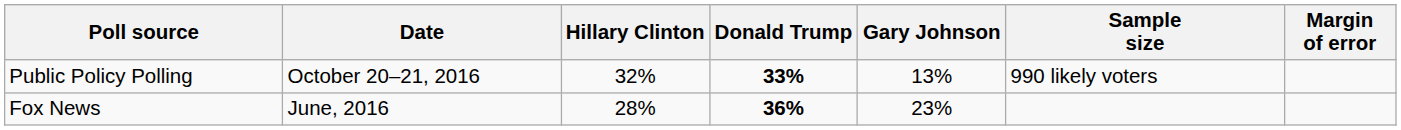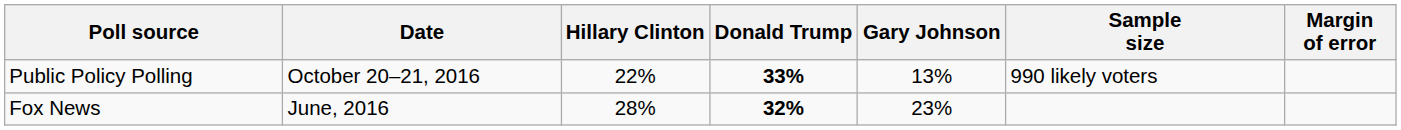(635, 76) 32% -> (635, 76) 22%
(783, 108) 36% -> (783, 108) 32%
